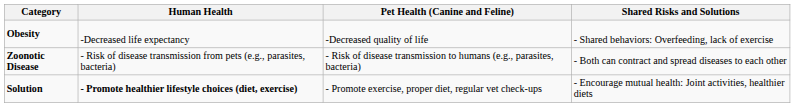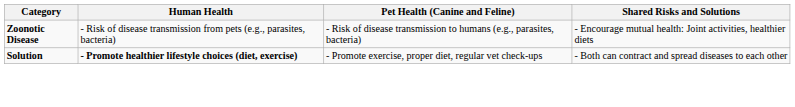- row: (23, 34)
(680, 61) - Both can contract and spread diseases to each other -> (680, 34) - Encourage mutual health: Joint activities, healthier diets
(679, 88) - Encourage mutual health: Joint activities, healthier diets -> (681, 55) - Both can contract and spread diseases to each other
